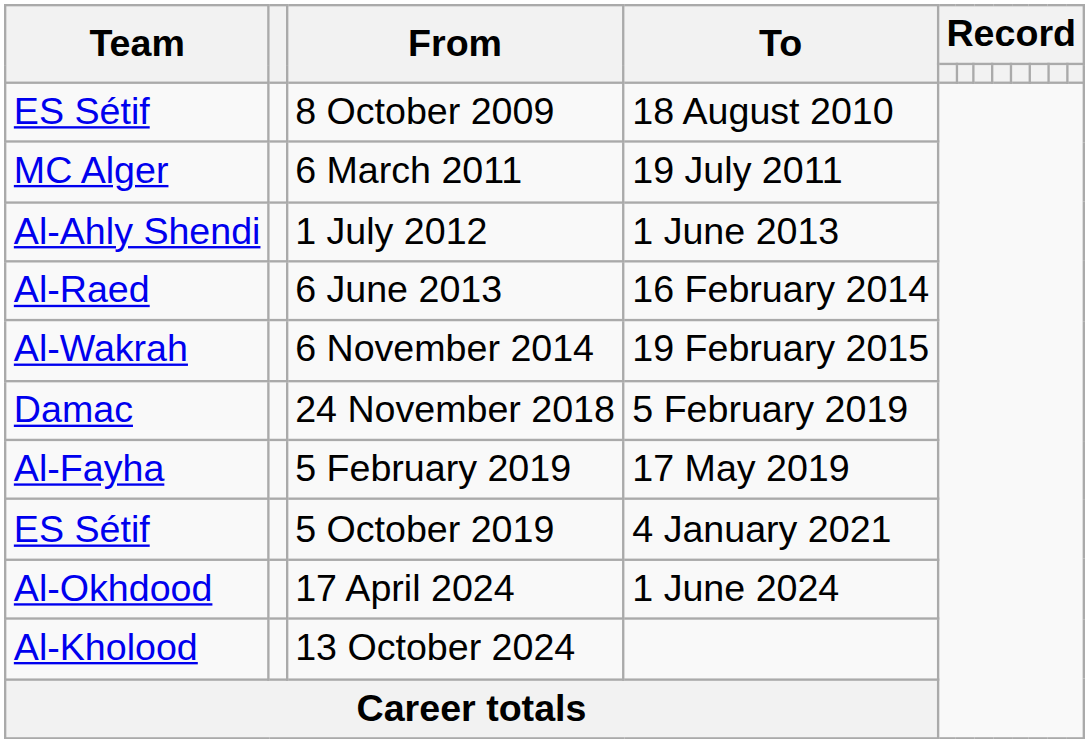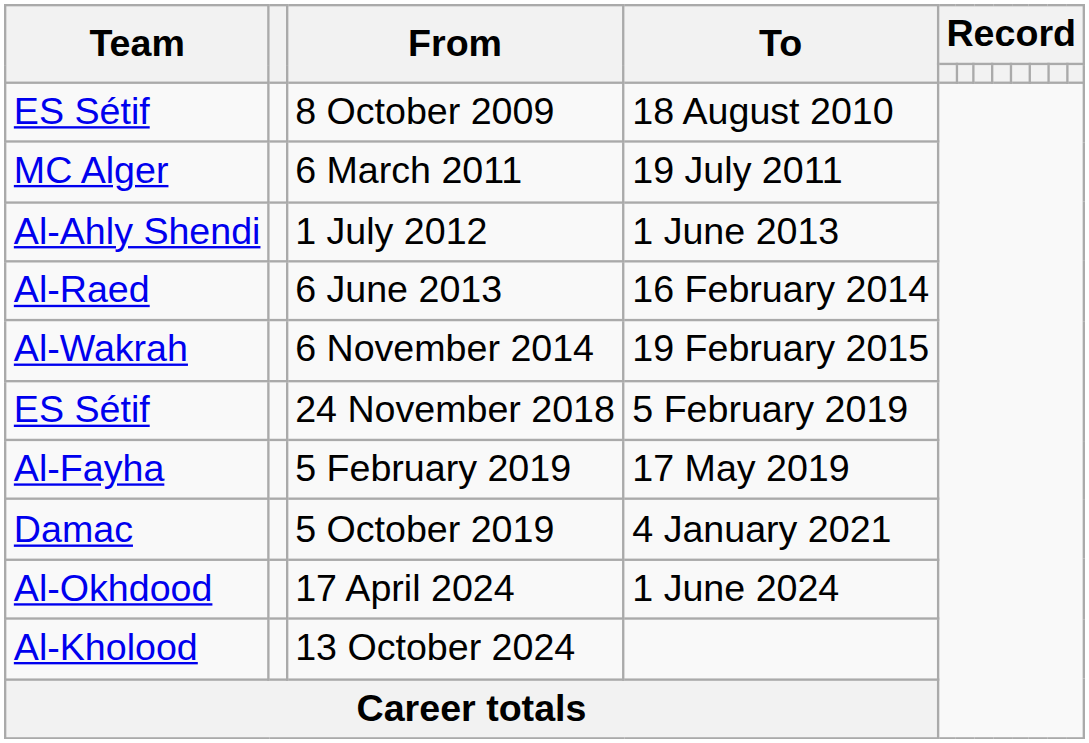(73, 409) Damac -> (82, 409) ES Sétif
(82, 528) ES Sétif -> (73, 528) Damac
